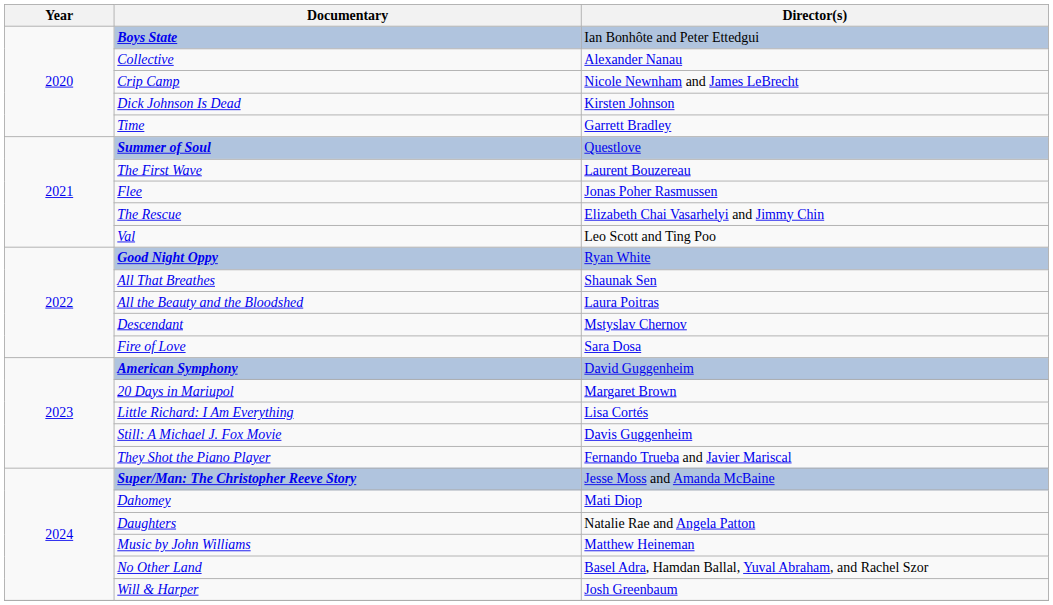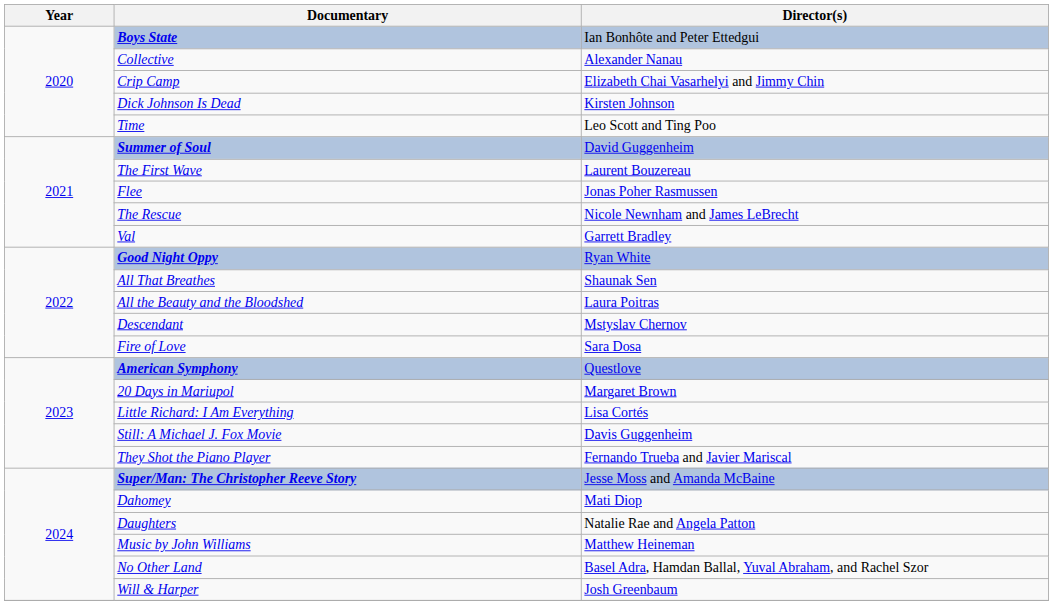(691, 81) Nicole Newnham and James LeBrecht -> (704, 81) Elizabeth Chai Vasarhelyi and Jimmy Chin
(628, 125) Garrett Bradley -> (650, 125) Leo Scott and Ting Poo
(613, 147) Questlove -> (639, 147) David Guggenheim
(704, 214) Elizabeth Chai Vasarhelyi and Jimmy Chin -> (691, 214) Nicole Newnham and James LeBrecht
(650, 236) Leo Scott and Ting Poo -> (628, 236) Garrett Bradley
(639, 368) David Guggenheim -> (613, 368) Questlove
